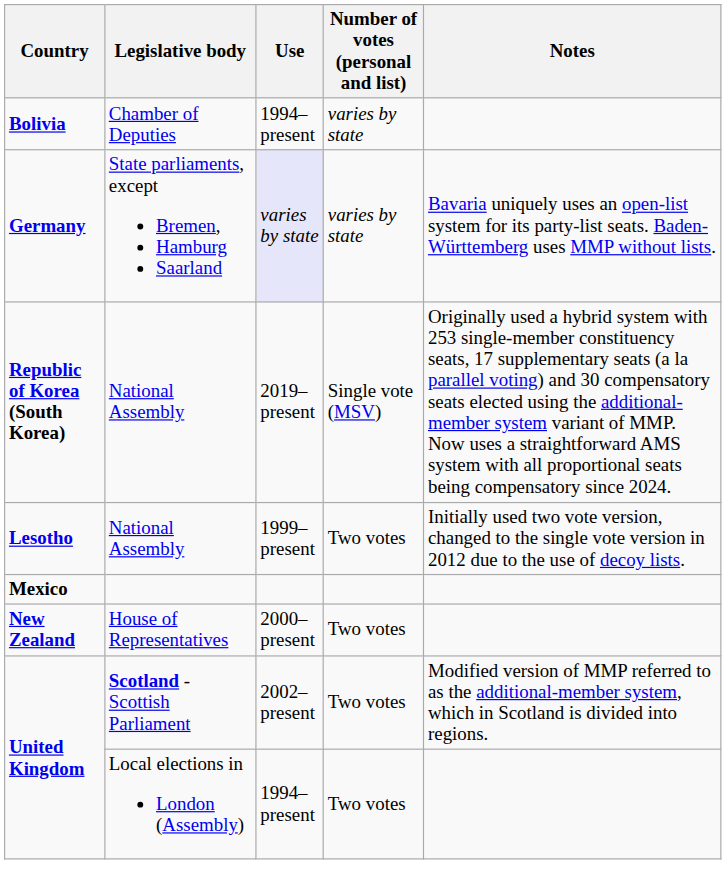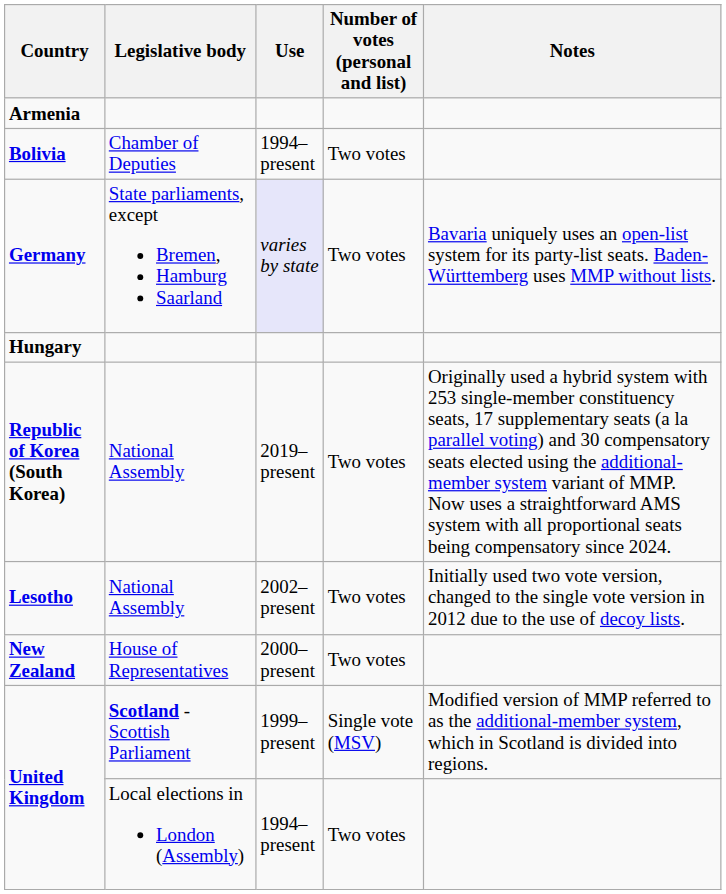+ row: (45, 113)
(362, 123) varies by state -> (367, 153) Two votes
(362, 225) varies by state -> (367, 255) Two votes
+ row: (45, 346)
(371, 401) Single vote (MSV) -> (367, 461) Two votes
(288, 538) 1999–present -> (288, 597) 2002–present
- row: (38, 589)
(288, 702) 2002–present -> (288, 732) 1999–present
(367, 702) Two votes -> (371, 732) Single vote (MSV)
